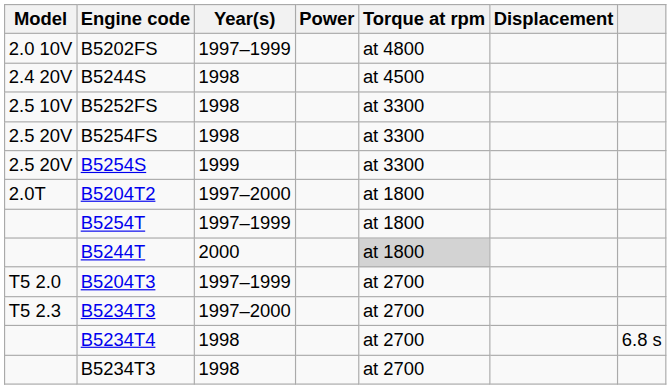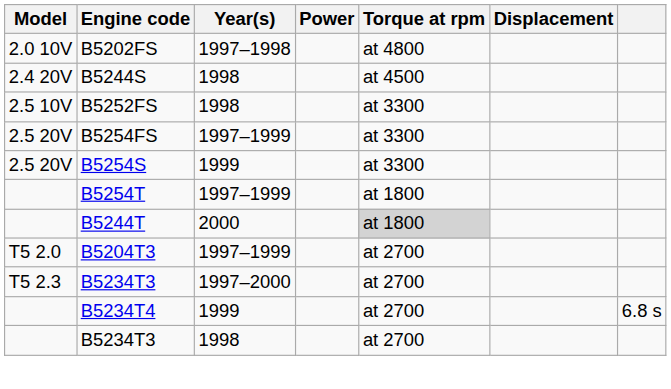(245, 48) 1997–1999 -> (245, 48) 1997–1998
(219, 135) 1998 -> (245, 135) 1997–1999
- row: (27, 194)
(219, 340) 1998 -> (219, 310) 1999
